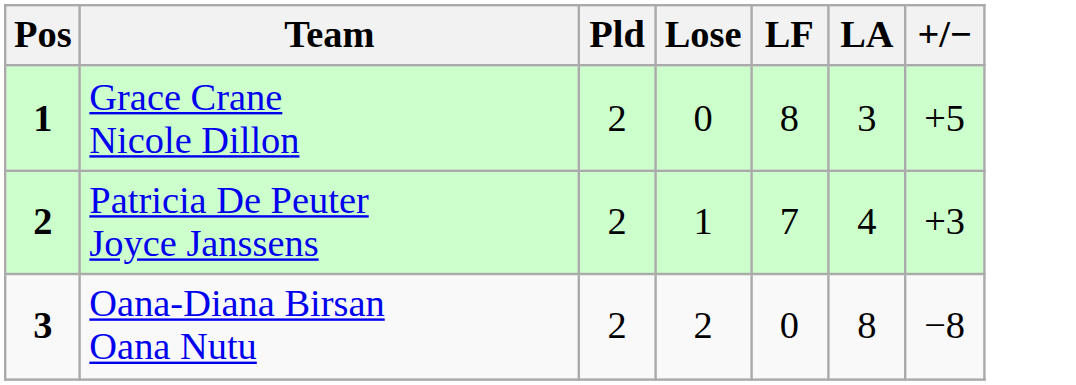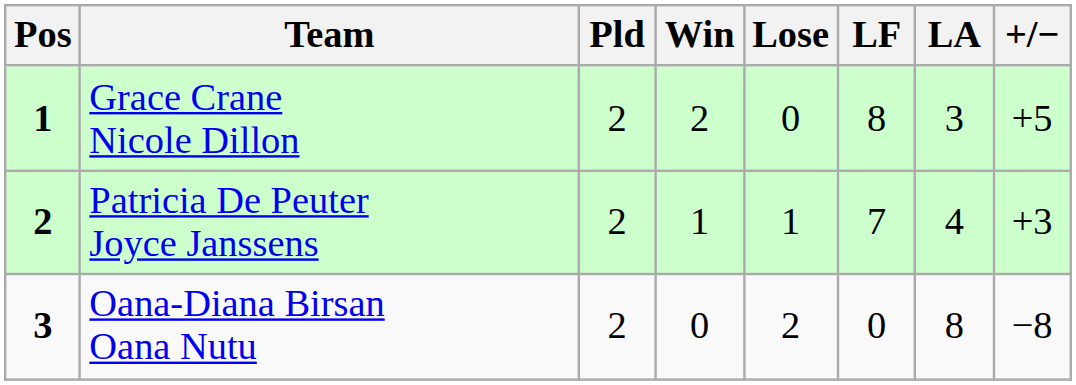+ column: (700, 34)
